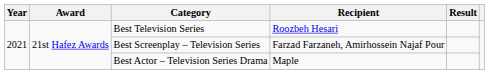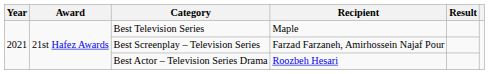(305, 28) Roozbeh Hesari -> (285, 28) Maple
(285, 61) Maple -> (305, 61) Roozbeh Hesari
